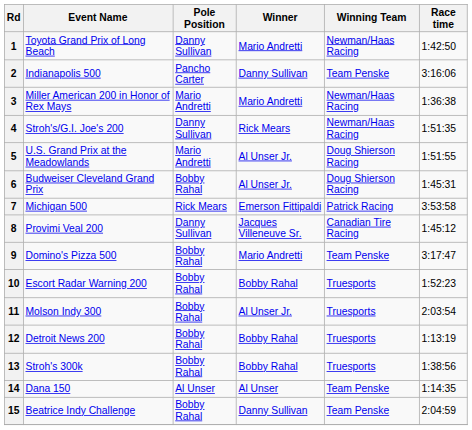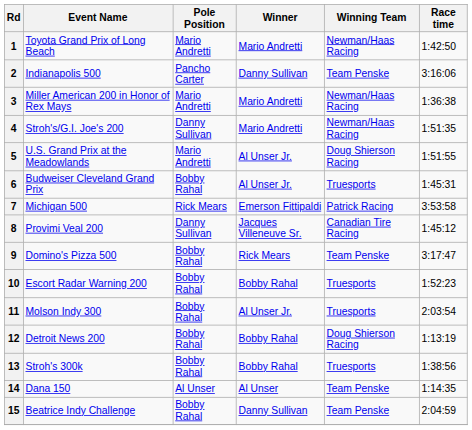(193, 46) Danny Sullivan -> (193, 46) Mario Andretti
(264, 129) Rick Mears -> (270, 129) Mario Andretti
(361, 184) Doug Shierson Racing -> (351, 184) Truesports
(270, 256) Mario Andretti -> (264, 256) Rick Mears
(351, 339) Truesports -> (361, 339) Doug Shierson Racing
